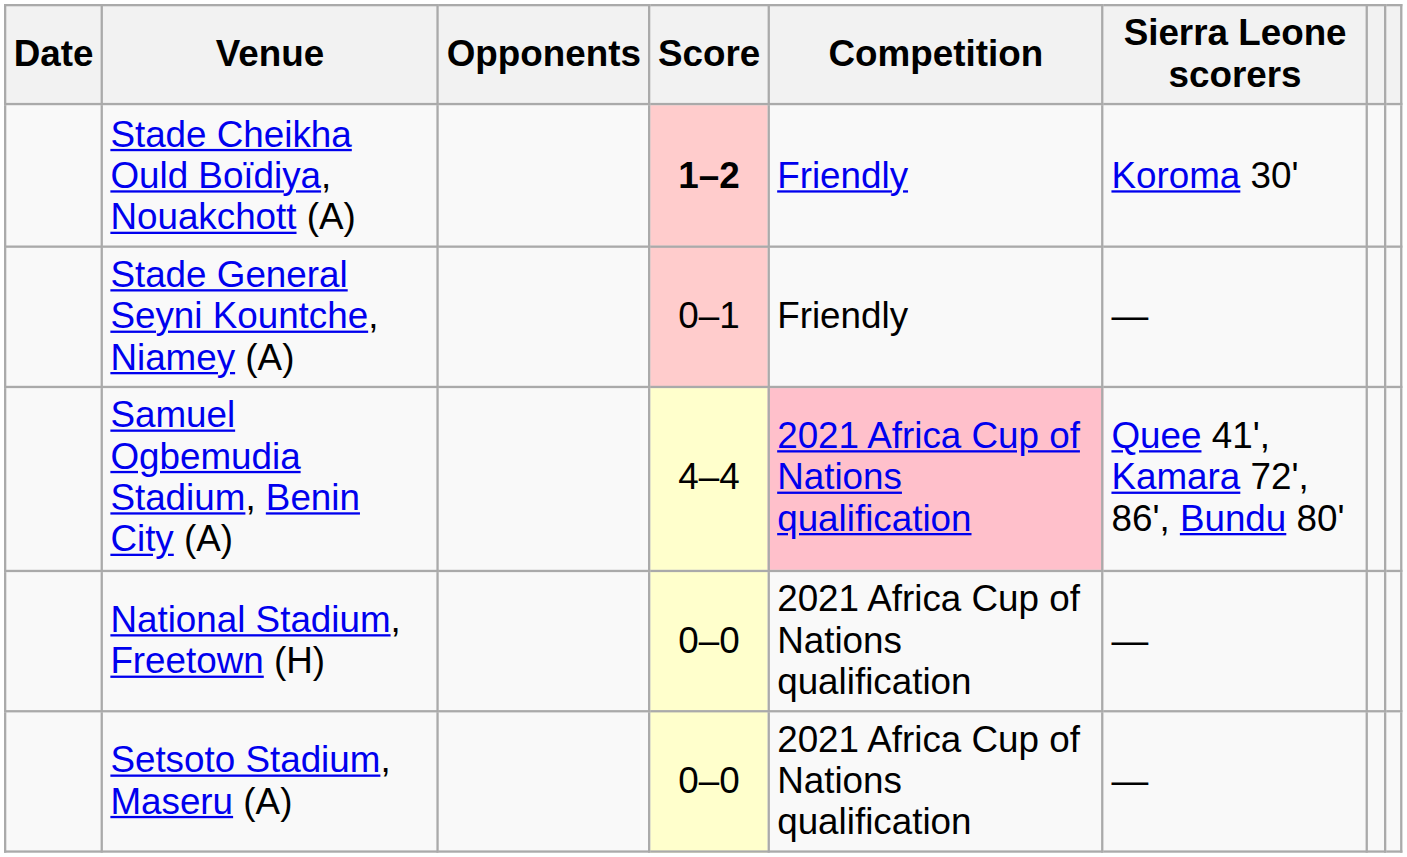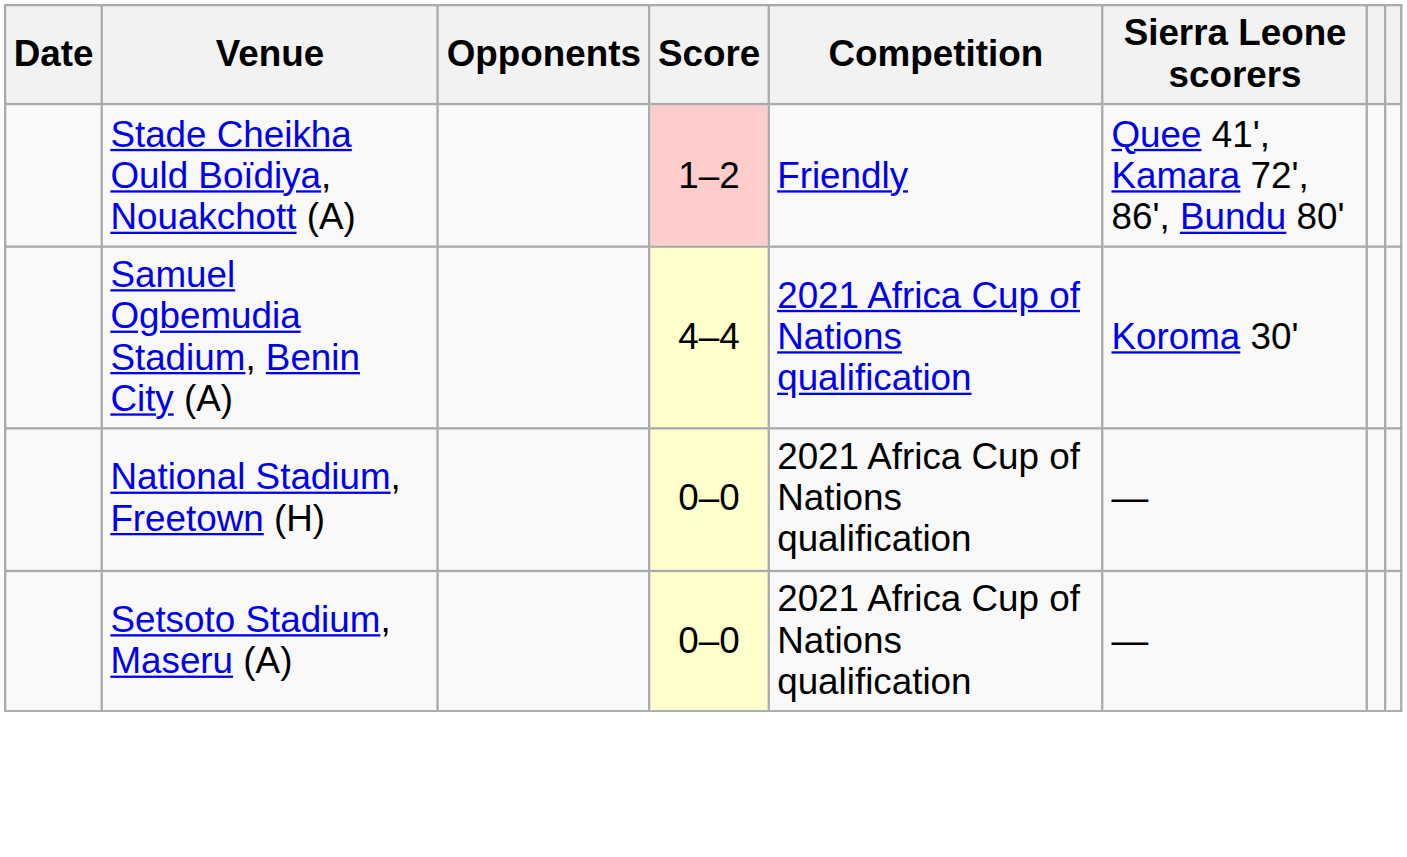(709, 174) bold -> (709, 174) normal
(1205, 174) Koroma 30' -> (1228, 174) Quee 41', Kamara 72', 86', Bundu 80'
- row: (244, 316)
(929, 477) pink background -> (929, 336) no background
(1228, 477) Quee 41', Kamara 72', 86', Bundu 80' -> (1205, 336) Koroma 30'
